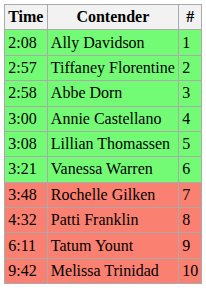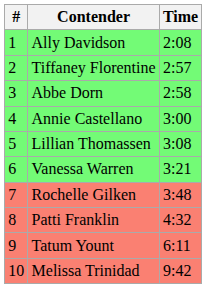columns swapped: (190, 17) <-> (26, 17)
